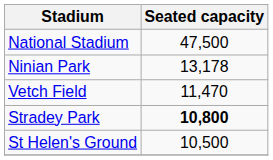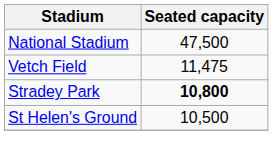- row: (49, 67)
(204, 92) 11,470 -> (204, 67) 11,475
